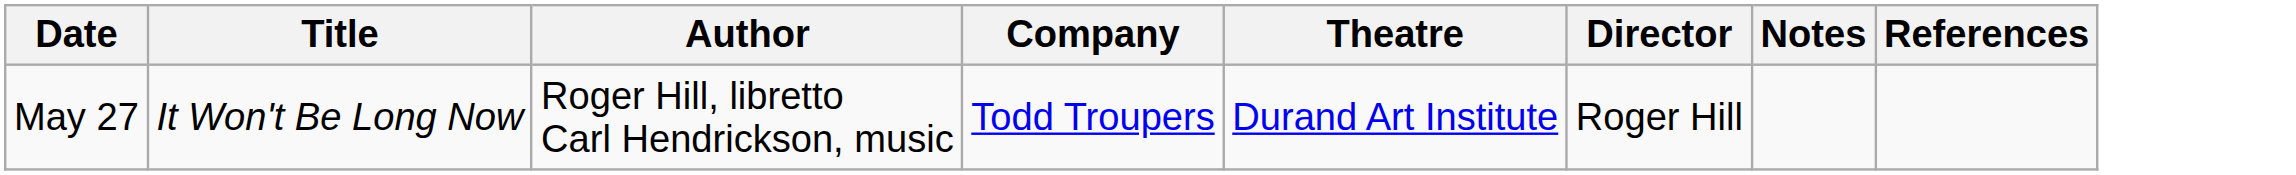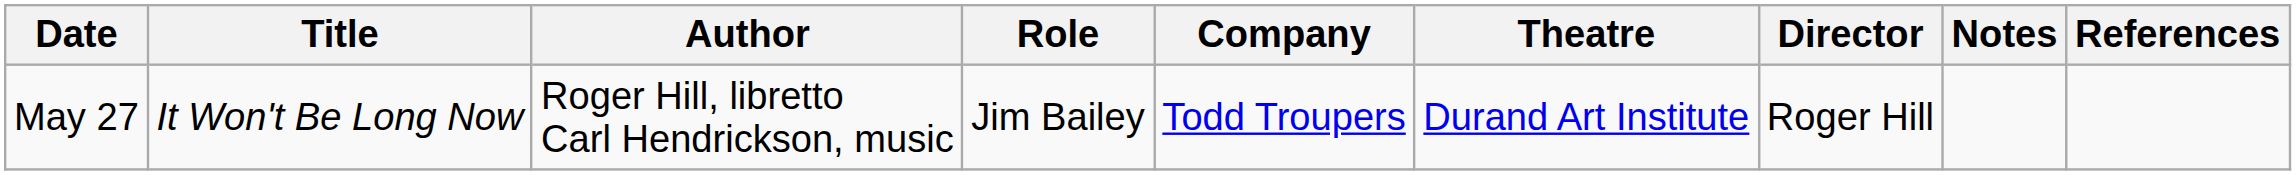+ column: (1058, 34)
